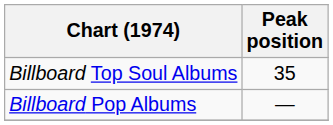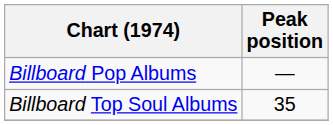rows swapped: (103, 104) <-> (123, 73)
